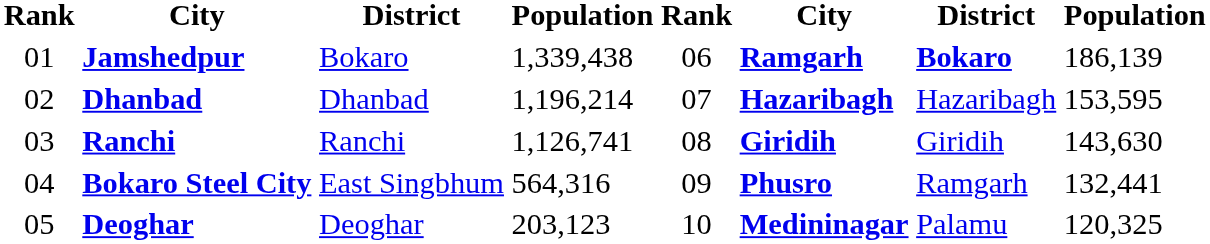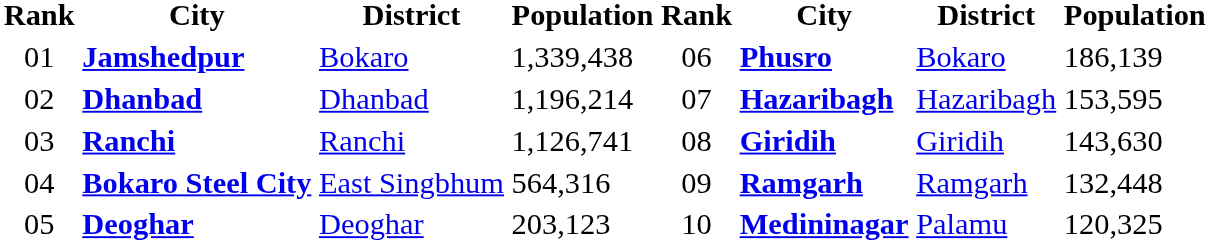(801, 57) Ramgarh -> (786, 57) Phusro
(964, 57) bold -> (961, 57) normal
(786, 182) Phusro -> (801, 182) Ramgarh
(1113, 182) 132,441 -> (1113, 182) 132,448
